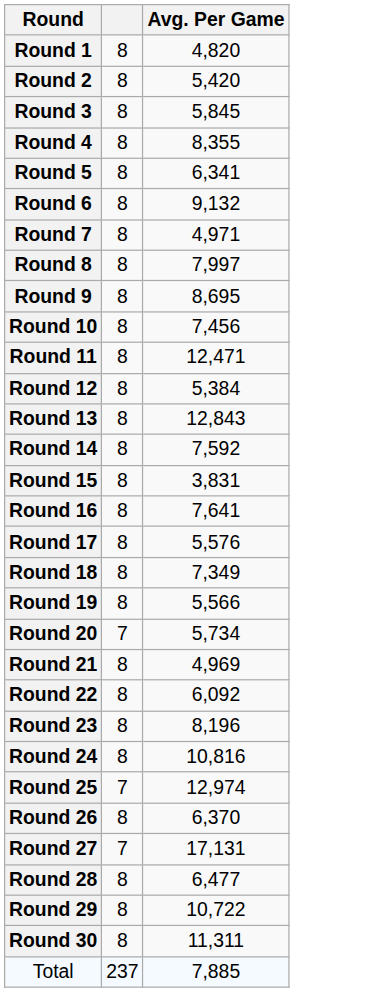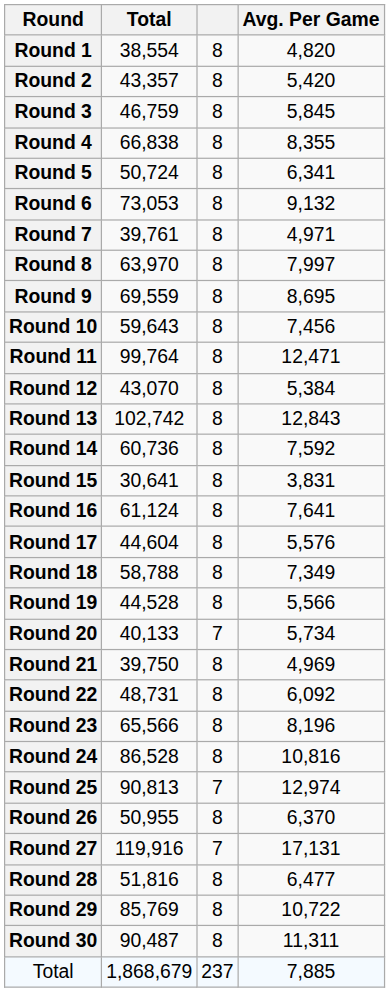+ column: (149, 19)
